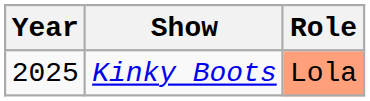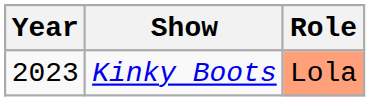(45, 73) 2025 -> (45, 73) 2023
